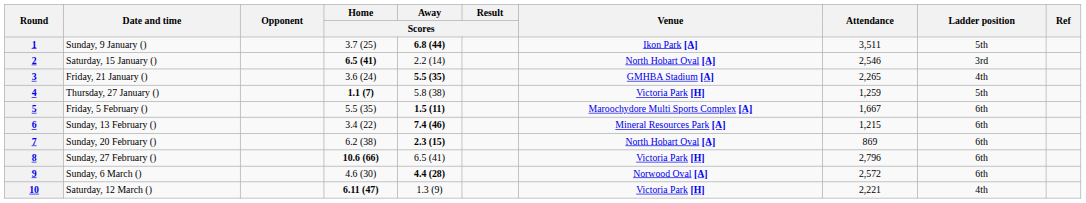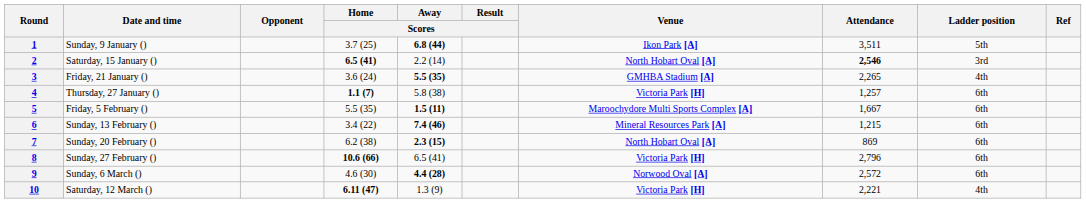(870, 61) normal -> (870, 61) bold
(870, 93) 1,259 -> (870, 93) 1,257
(982, 93) 5th -> (982, 93) 6th
